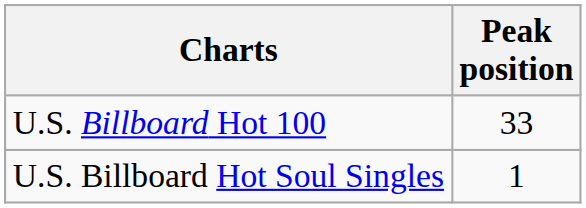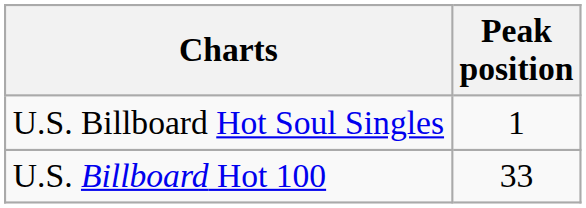rows swapped: (169, 122) <-> (228, 175)
